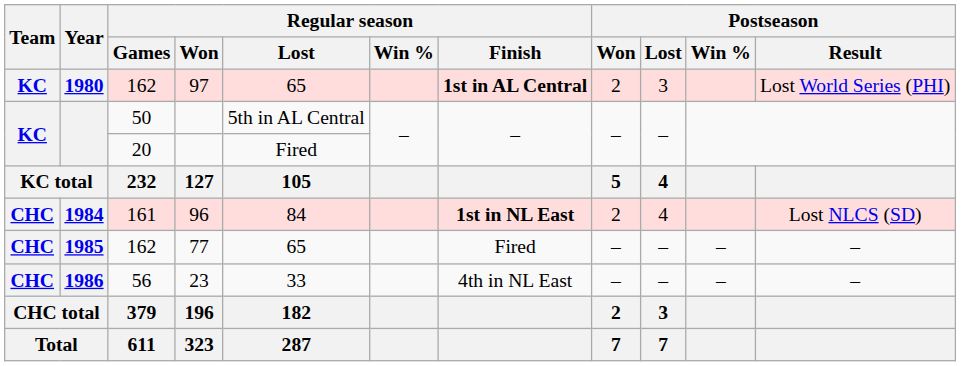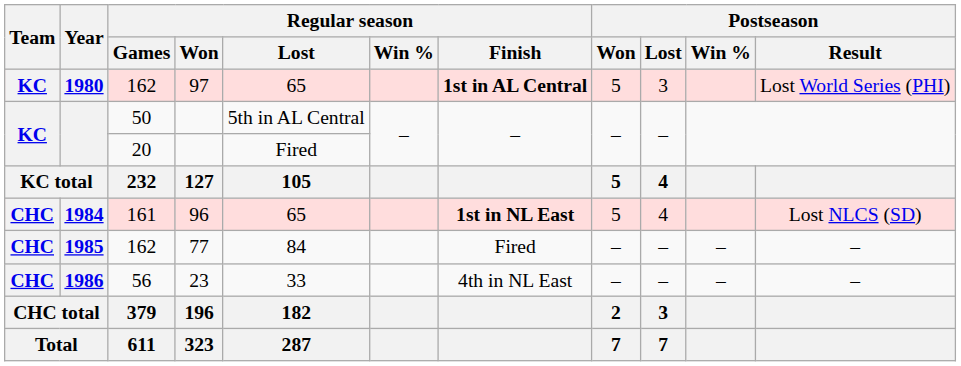(616, 85) 2 -> (616, 85) 5
(296, 214) 84 -> (296, 214) 65
(616, 214) 2 -> (616, 214) 5
(296, 247) 65 -> (296, 247) 84
